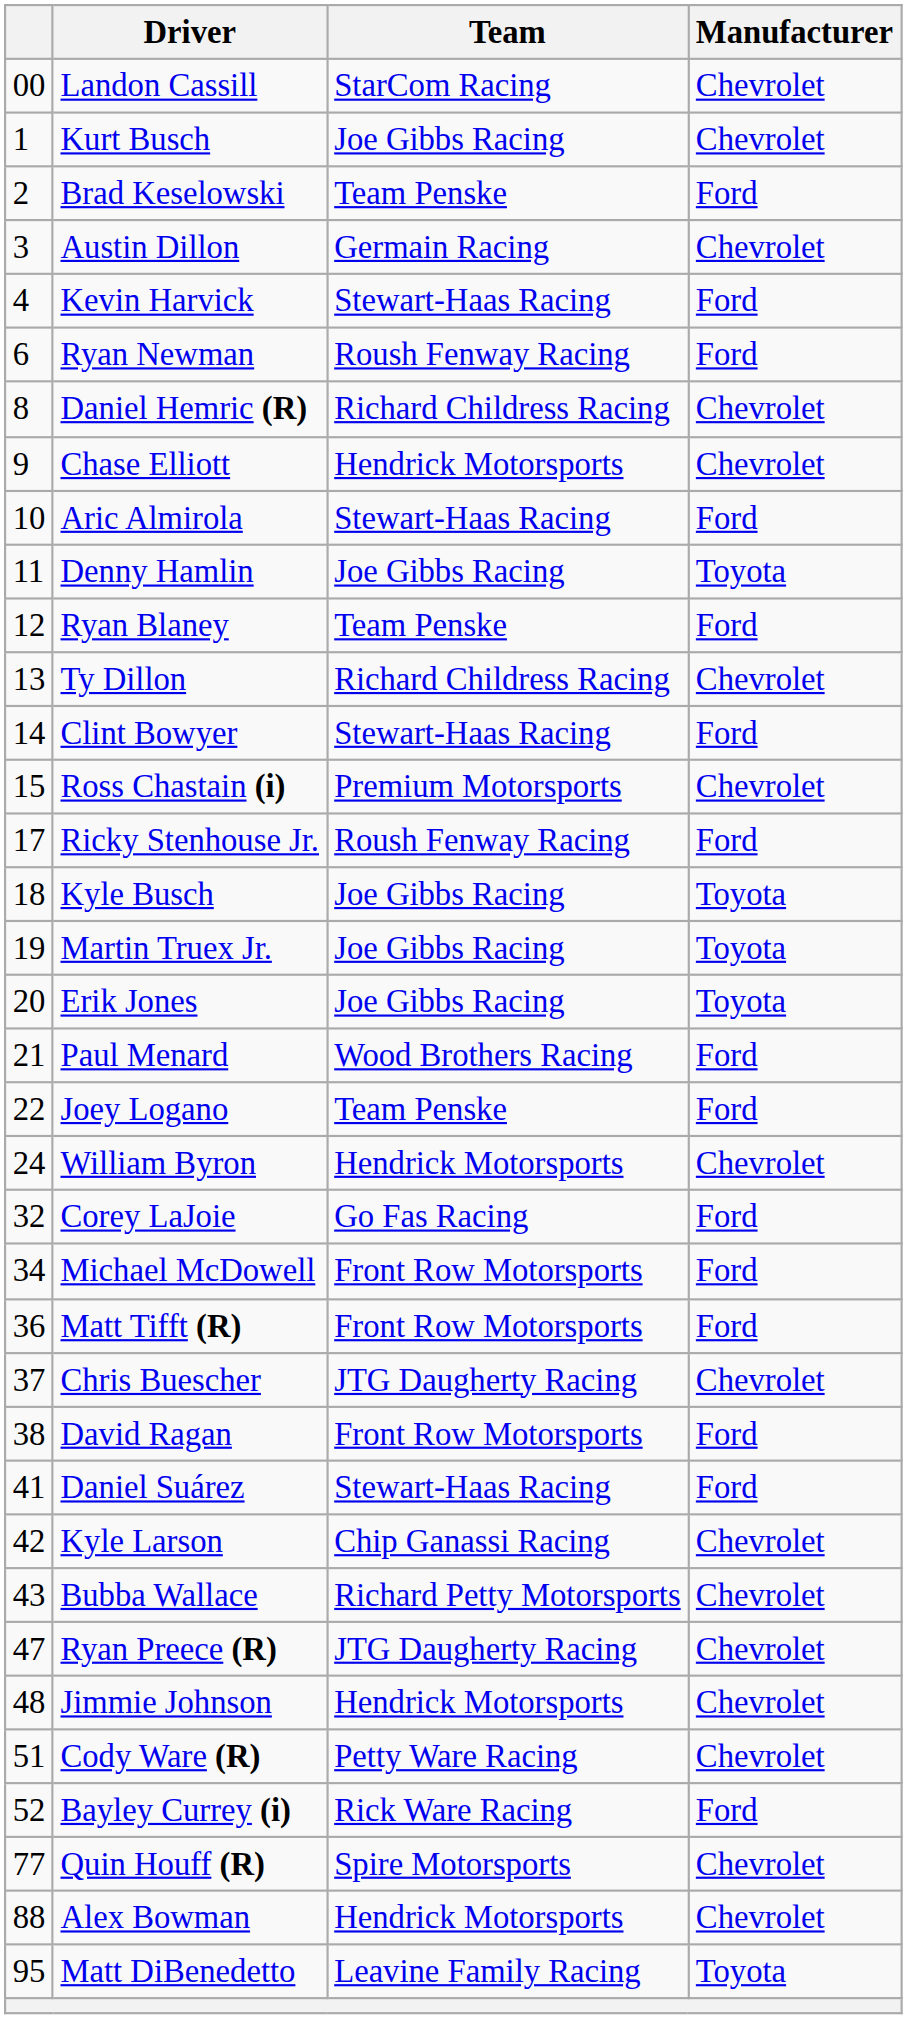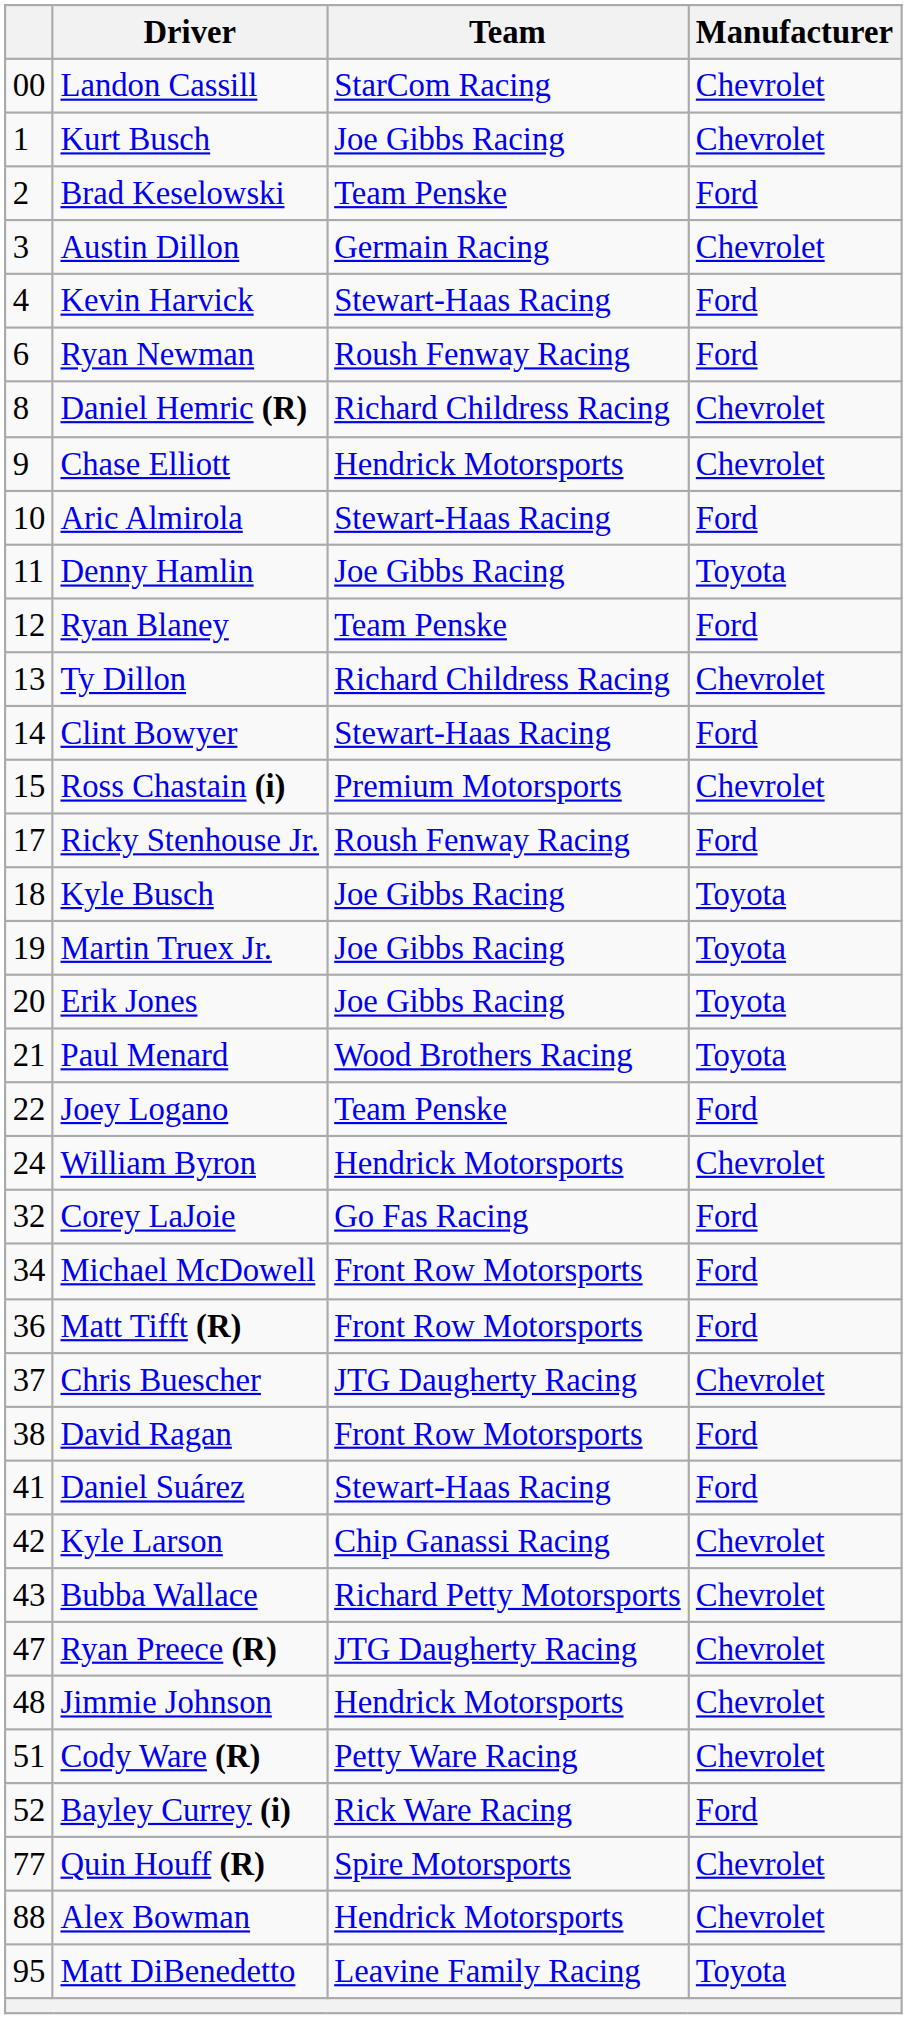(727, 1055) Ford -> (741, 1055) Toyota
